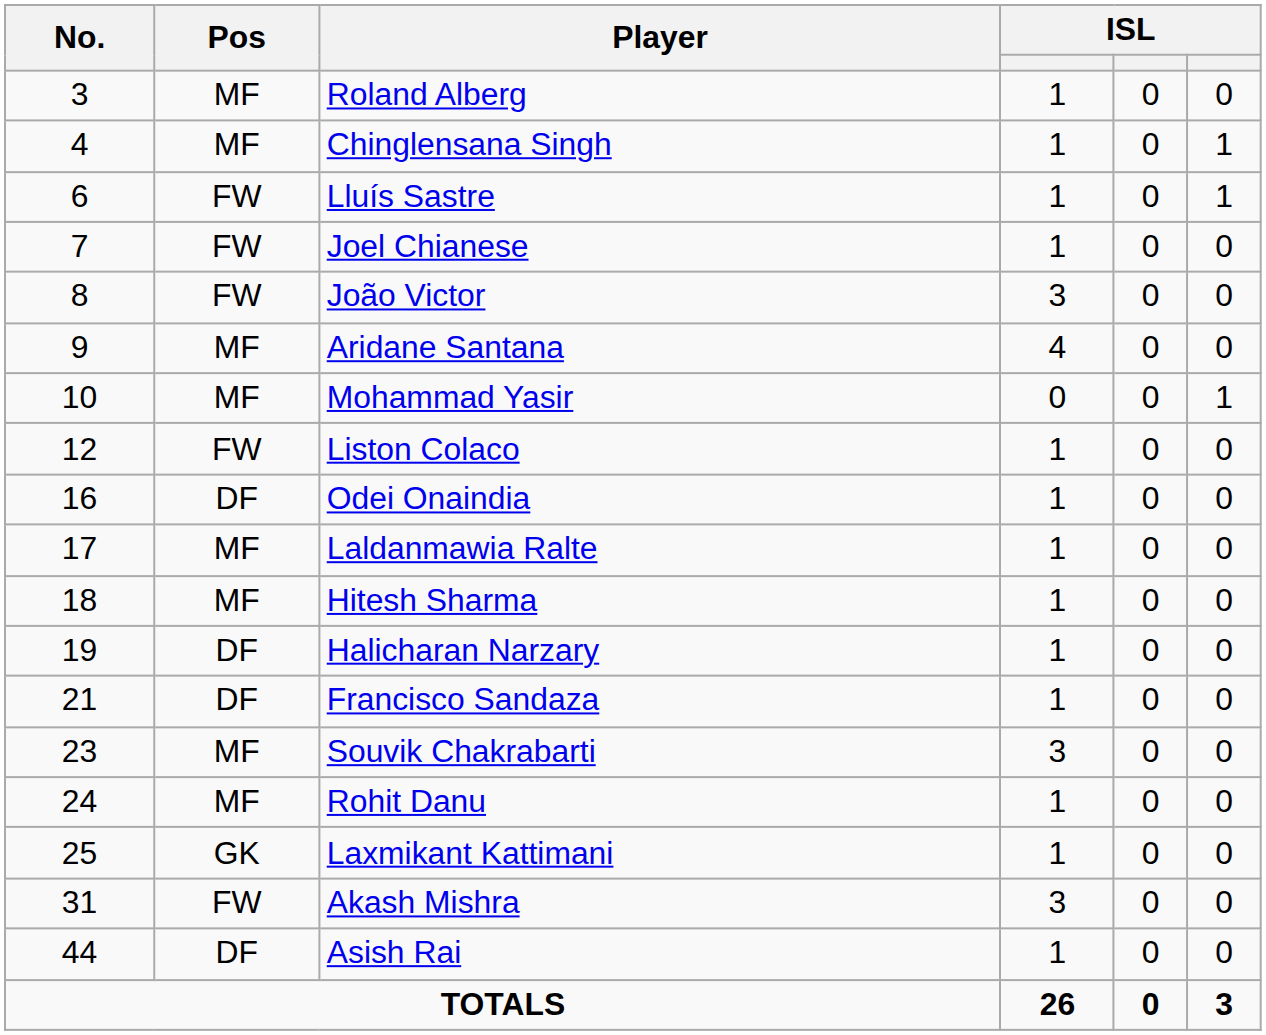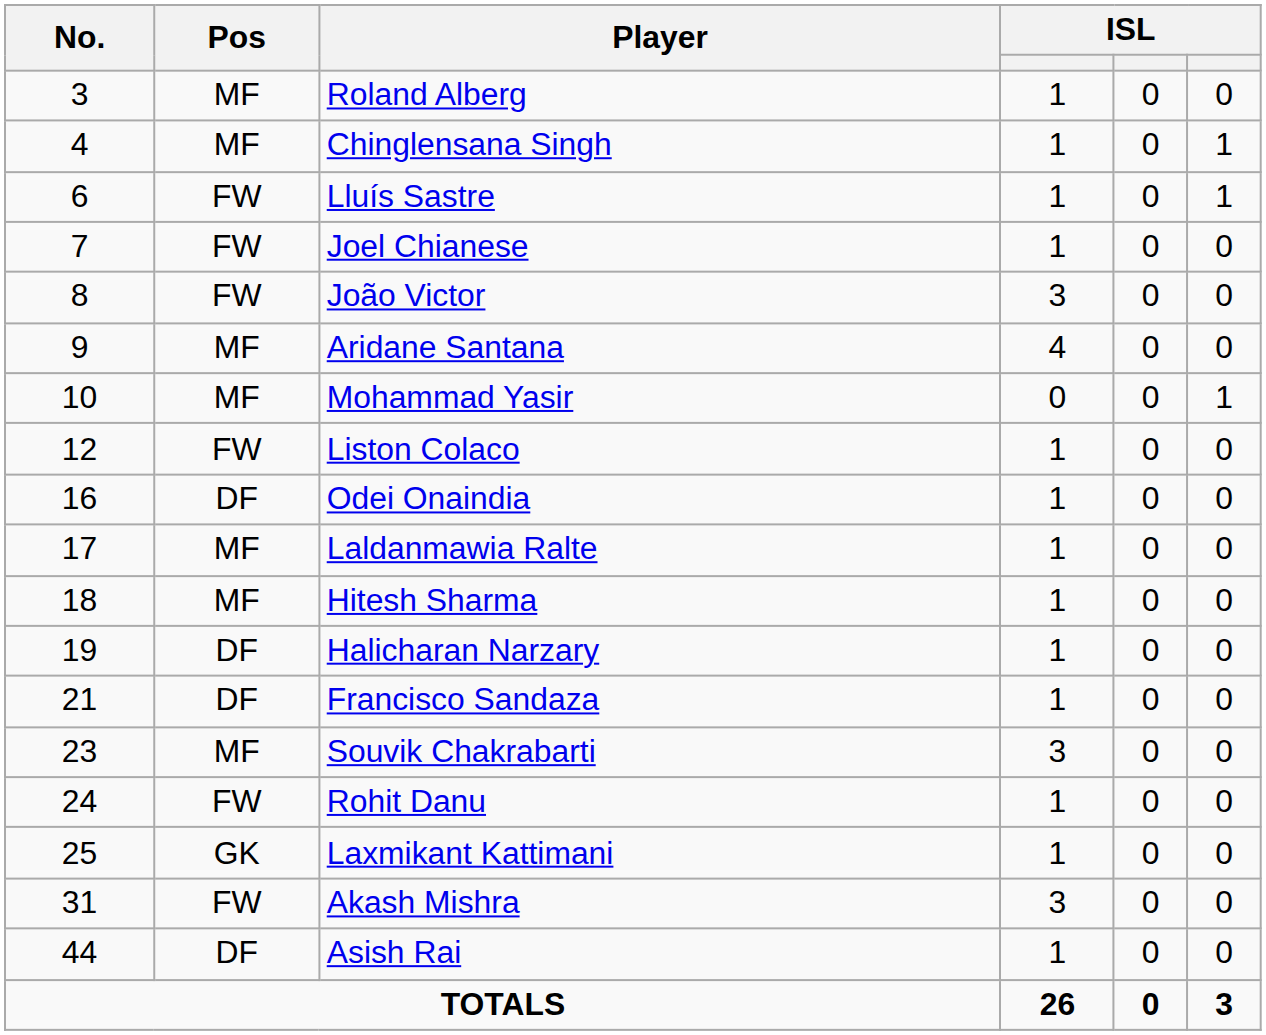(237, 801) MF -> (237, 801) FW
